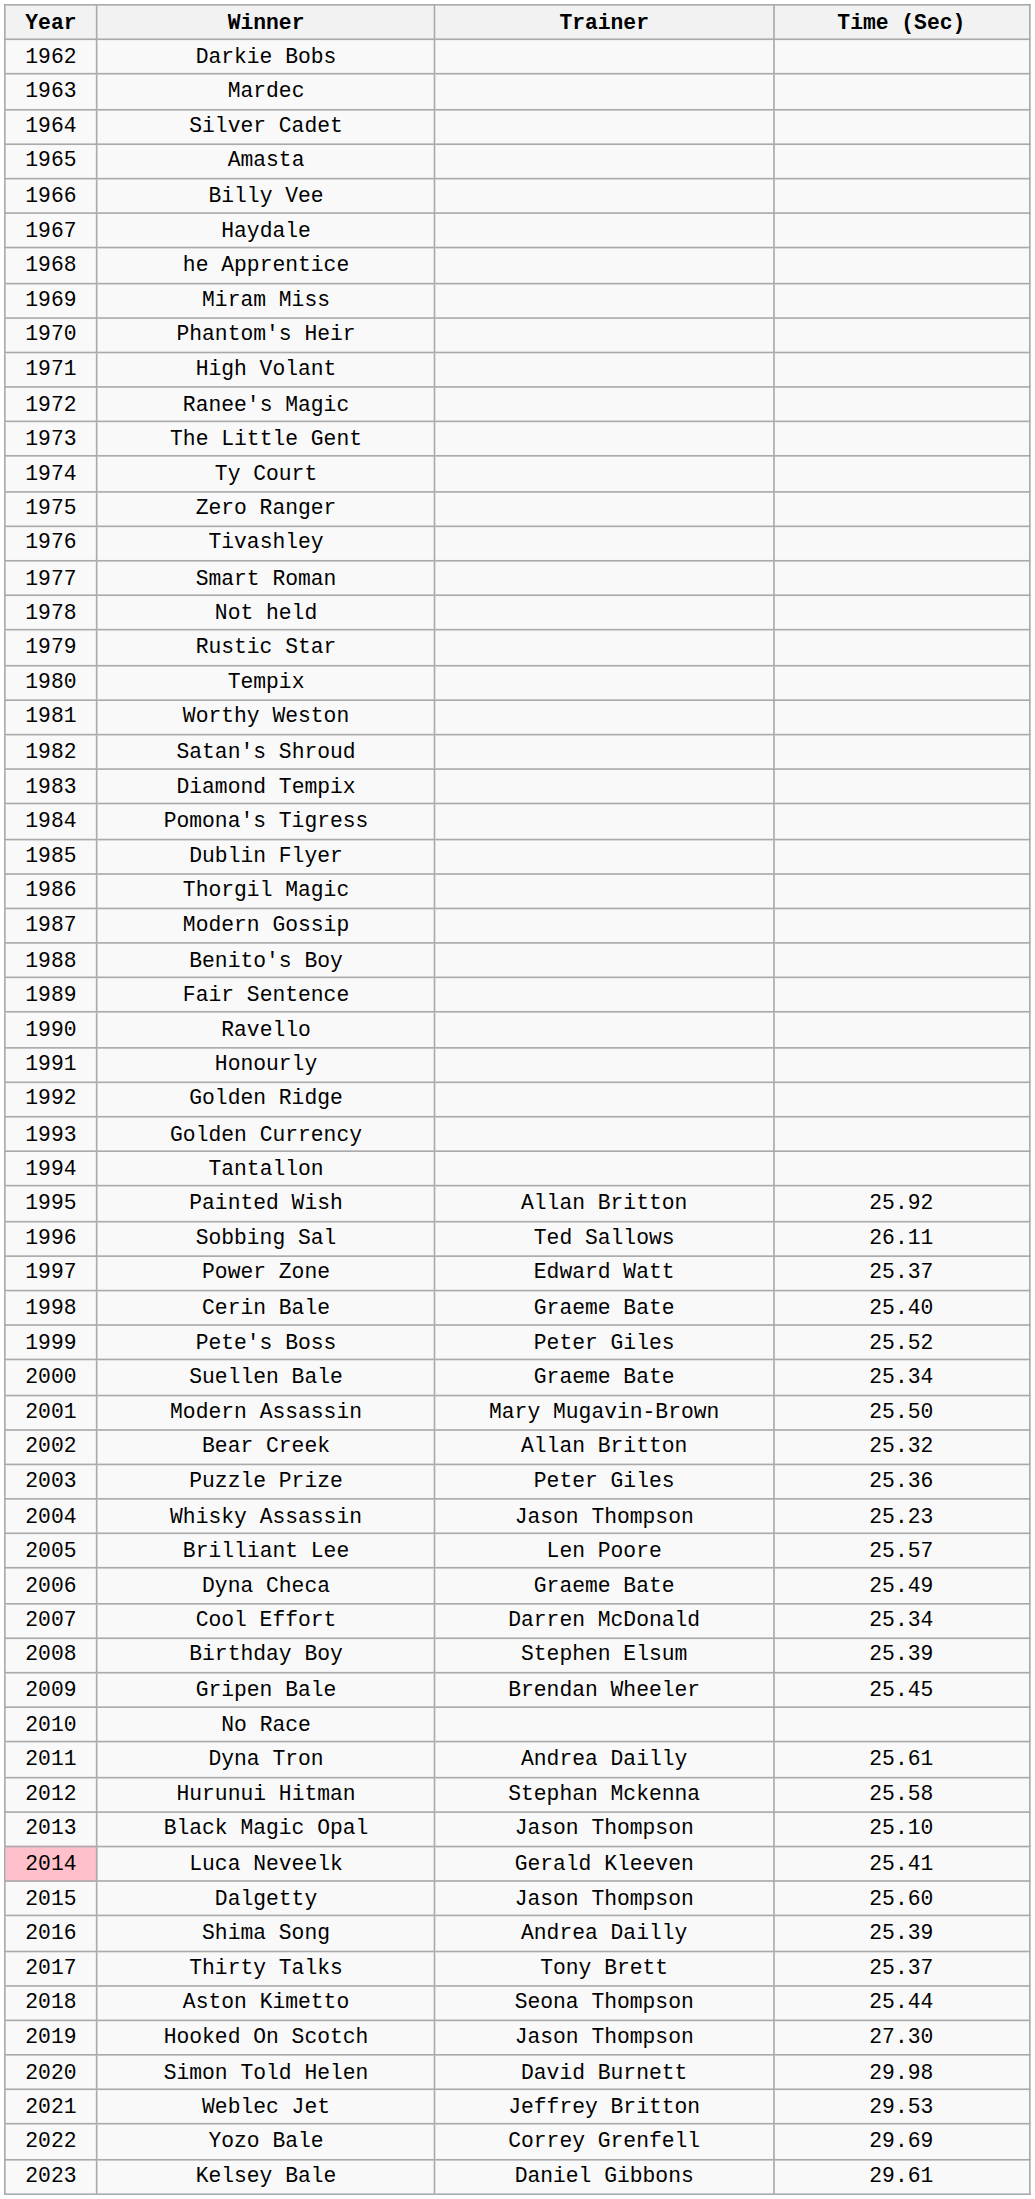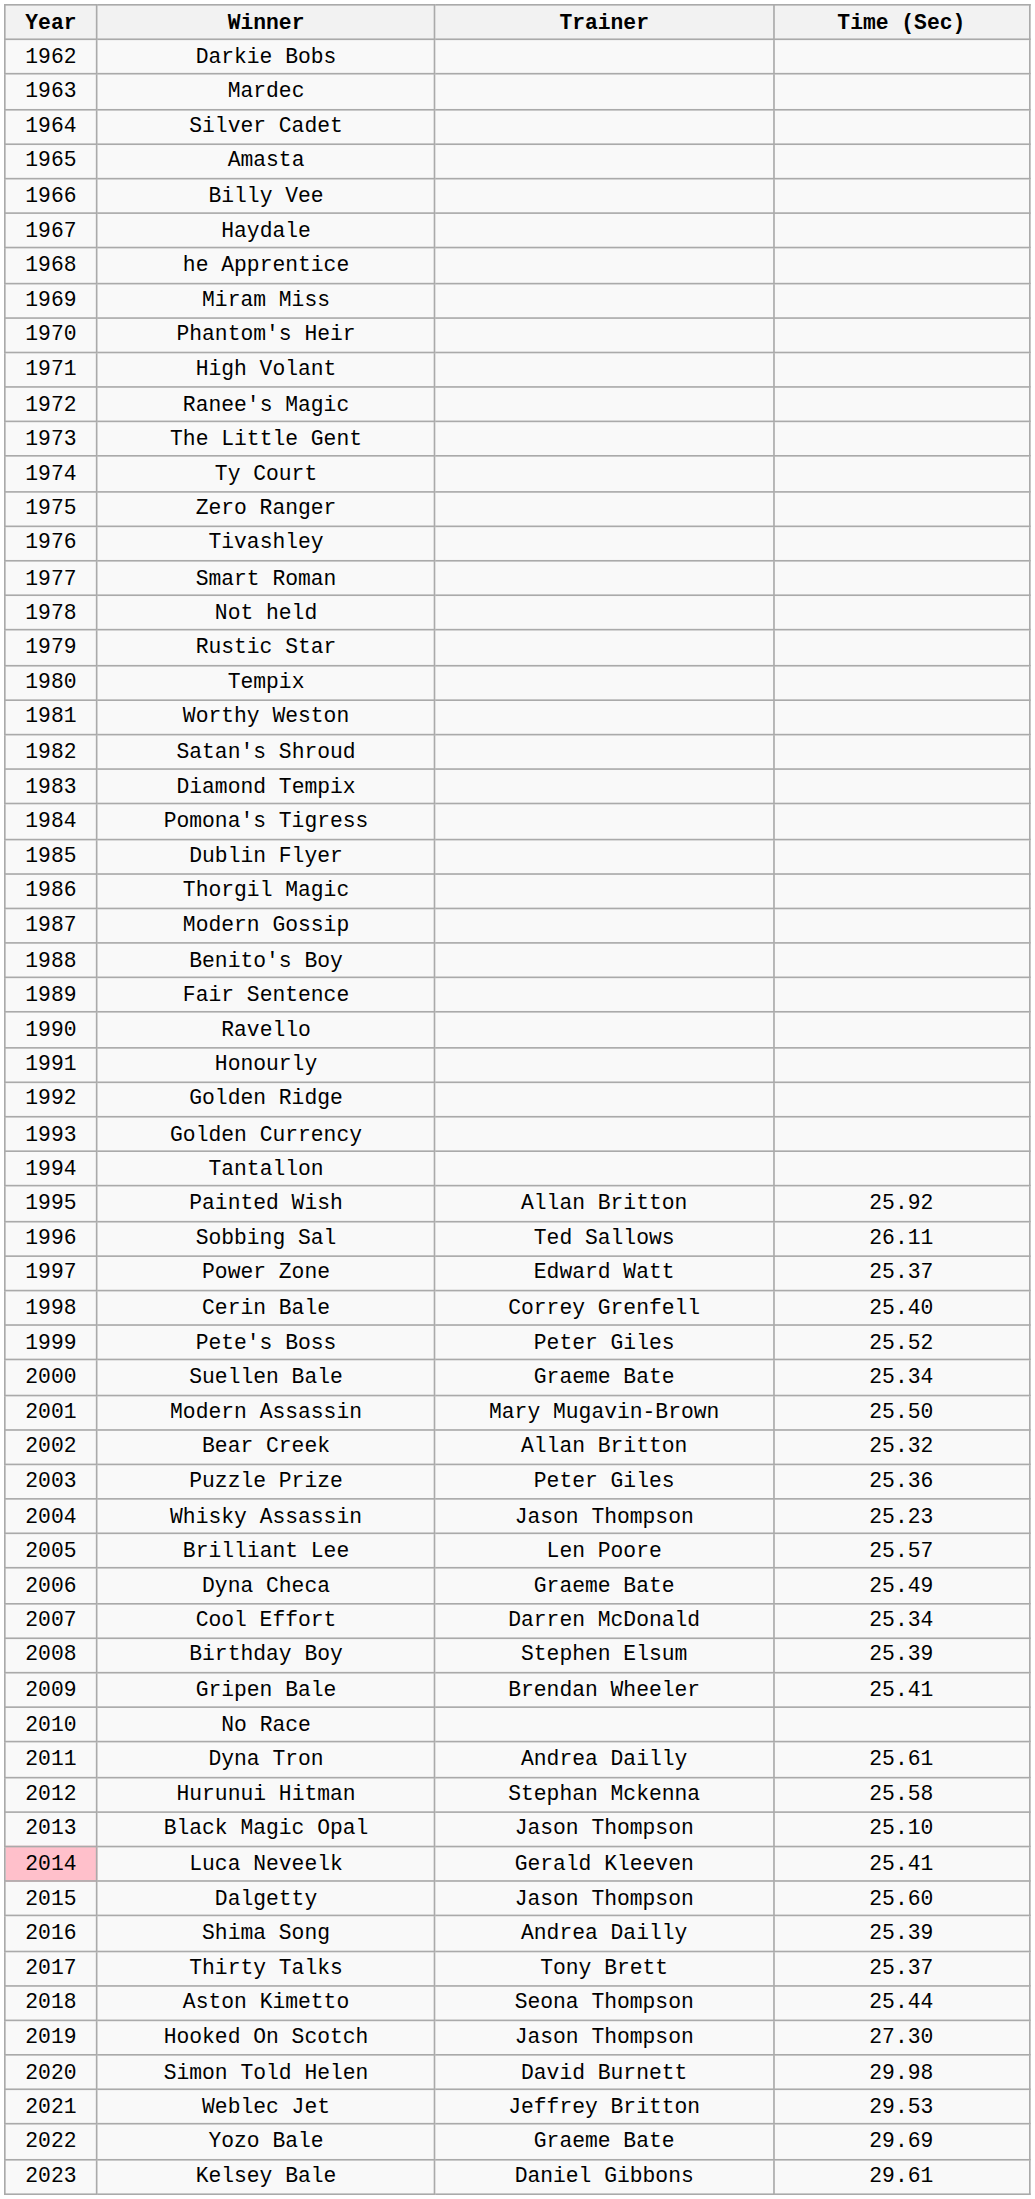(604, 1308) Graeme Bate -> (604, 1308) Correy Grenfell
(901, 1690) 25.45 -> (901, 1690) 25.41
(604, 2142) Correy Grenfell -> (604, 2142) Graeme Bate
